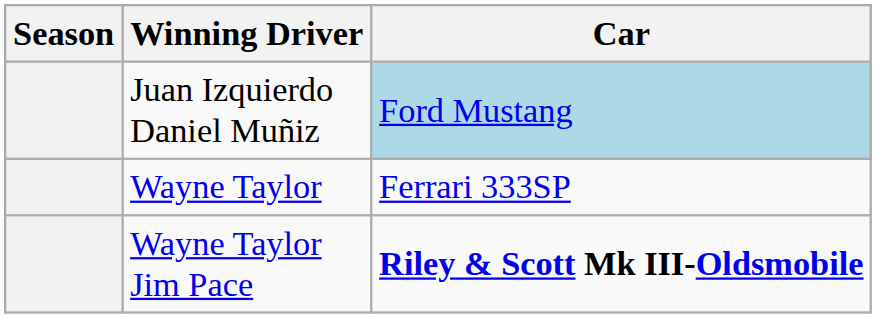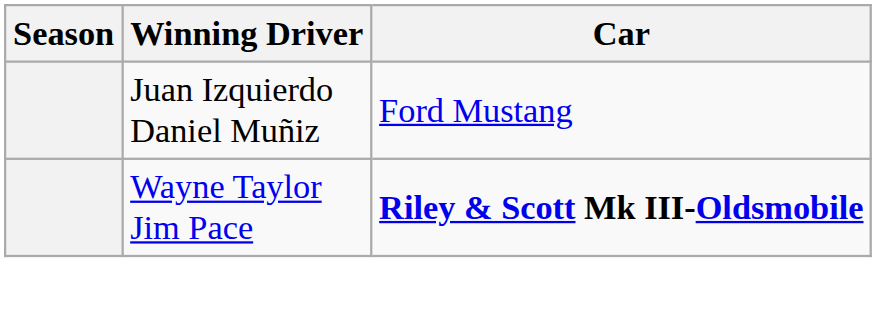(476, 109) lightblue background -> (476, 109) no background
- row: (226, 186)
